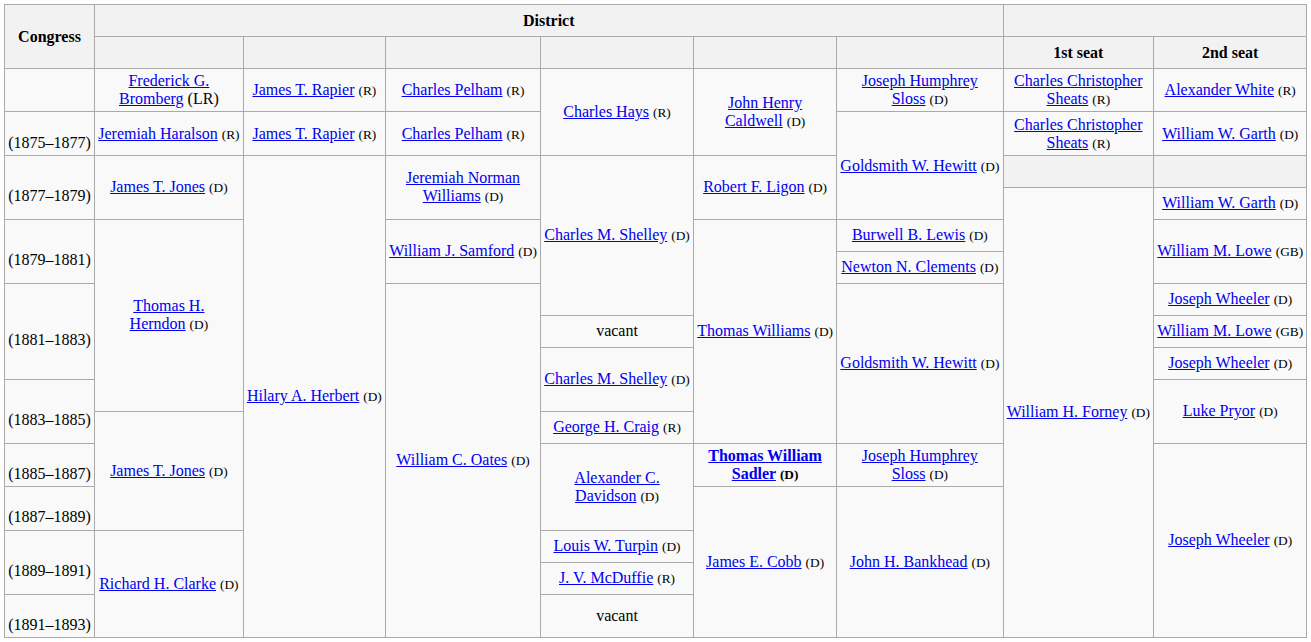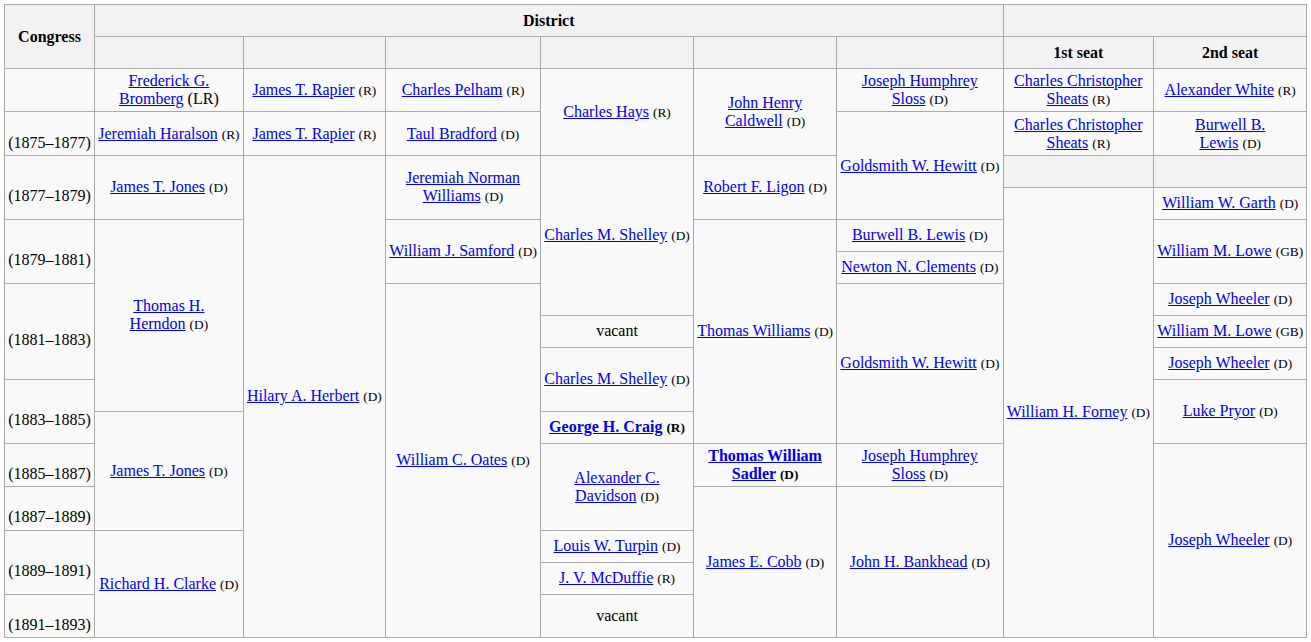(463, 133) Charles Pelham (R) -> (463, 133) Taul Bradford (D)
(1230, 133) William W. Garth (D) -> (1230, 133) Burwell B. Lewis (D)
(617, 427) normal -> (617, 427) bold
